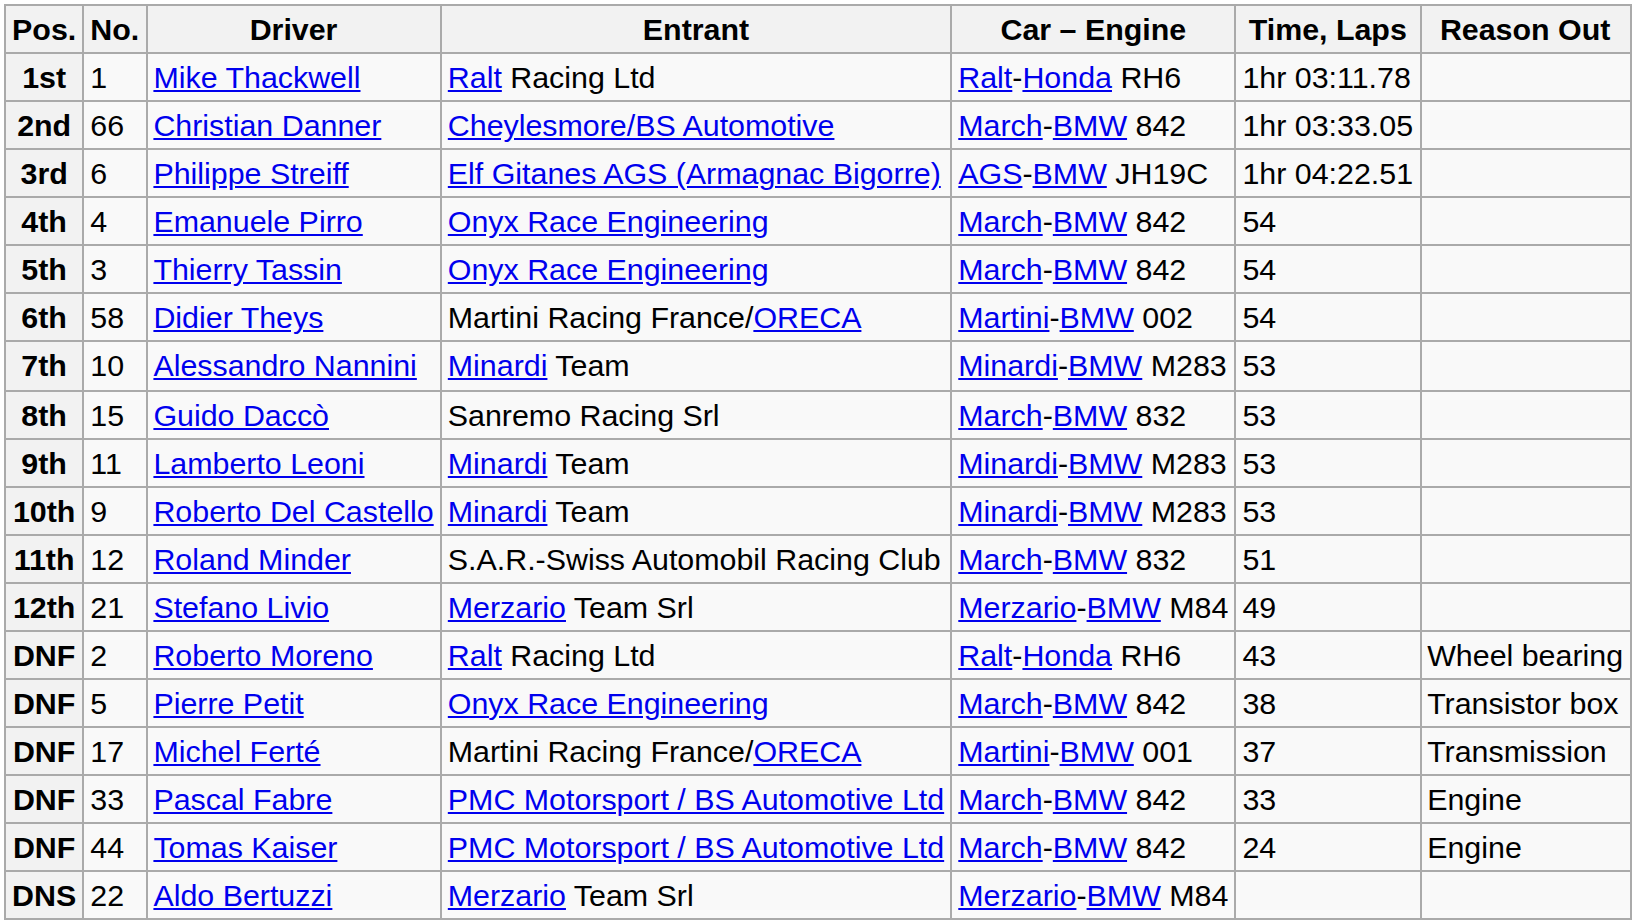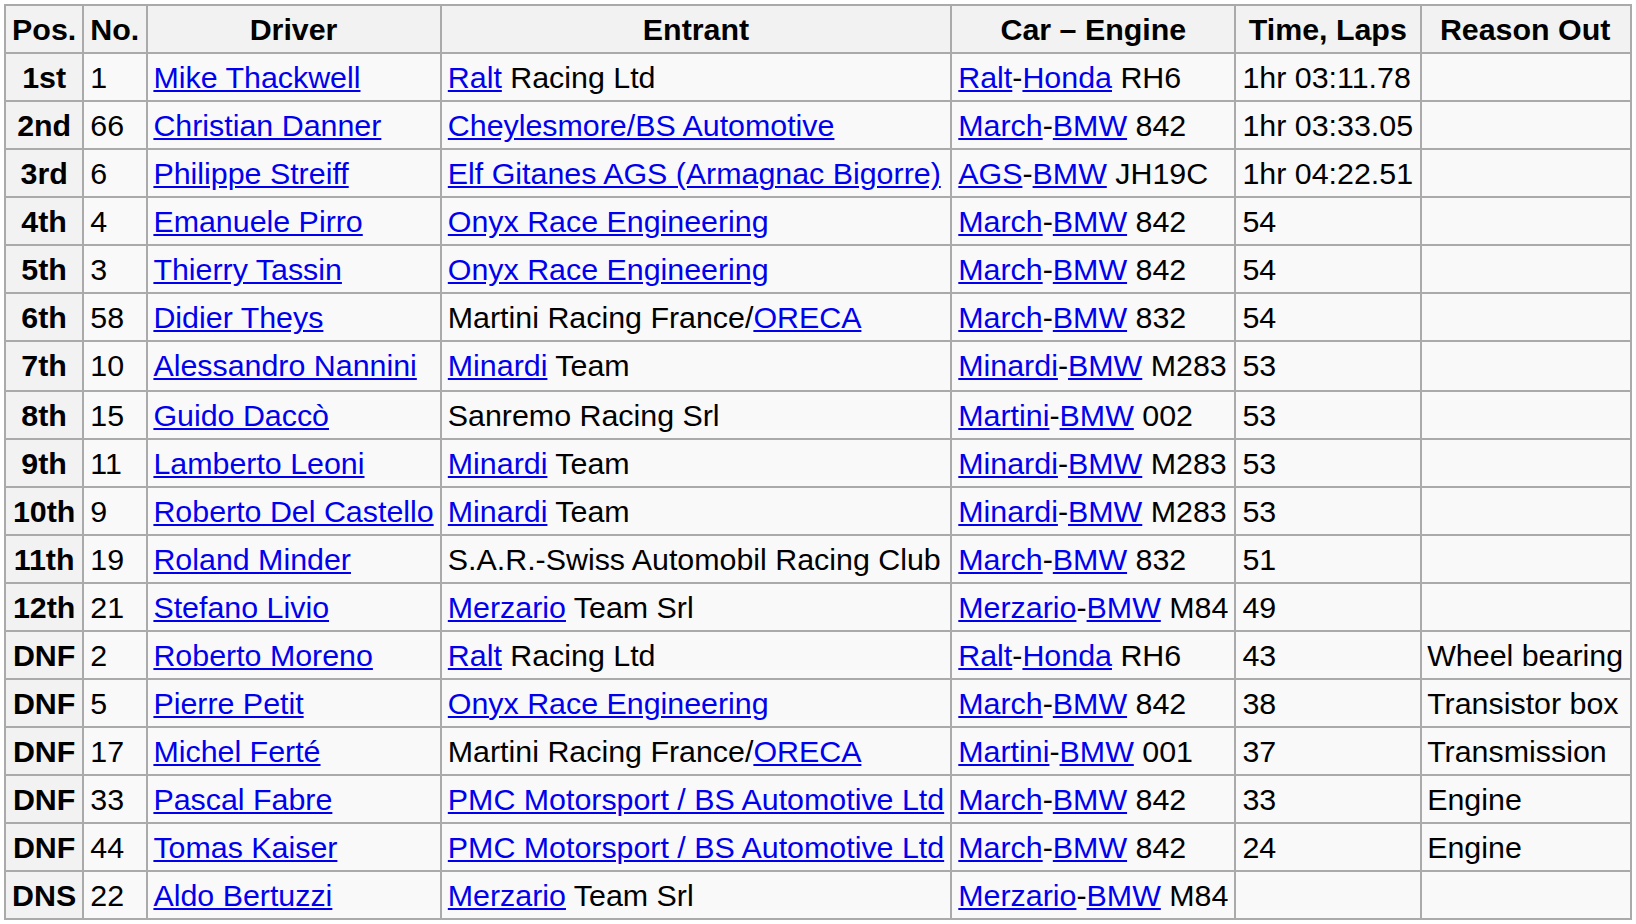(1076, 318) Martini-BMW 002 -> (1072, 318) March-BMW 832
(1072, 414) March-BMW 832 -> (1076, 414) Martini-BMW 002
(107, 559) 12 -> (107, 559) 19
